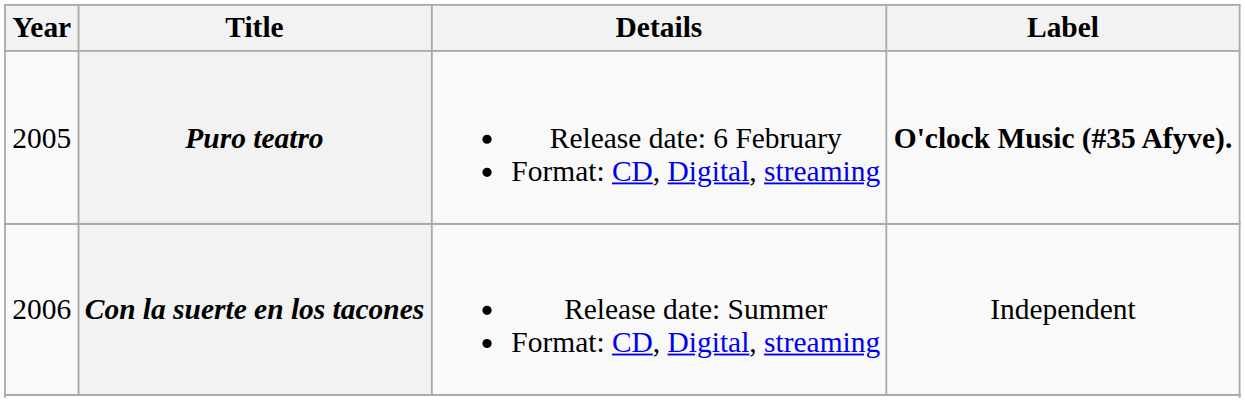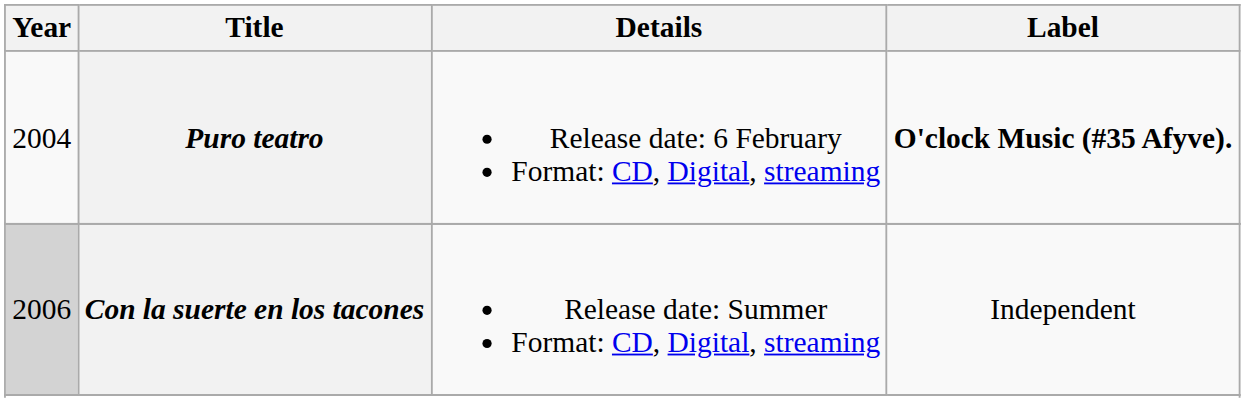(42, 137) 2005 -> (42, 137) 2004
(42, 308) no background -> (42, 308) lightgrey background
